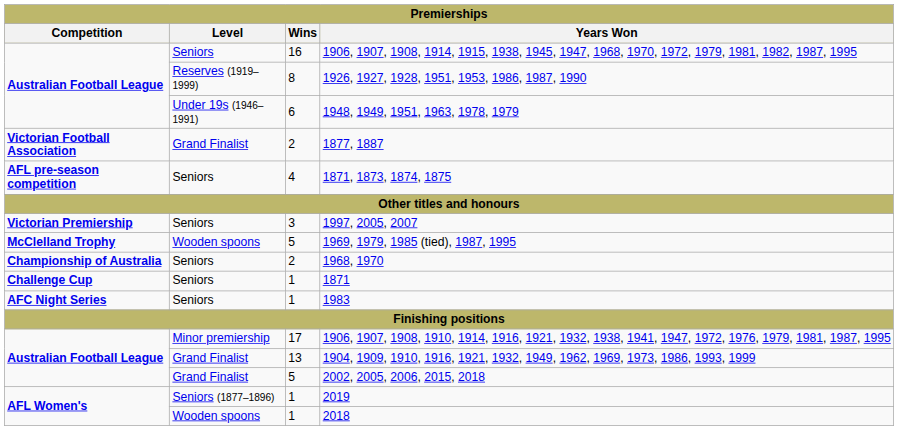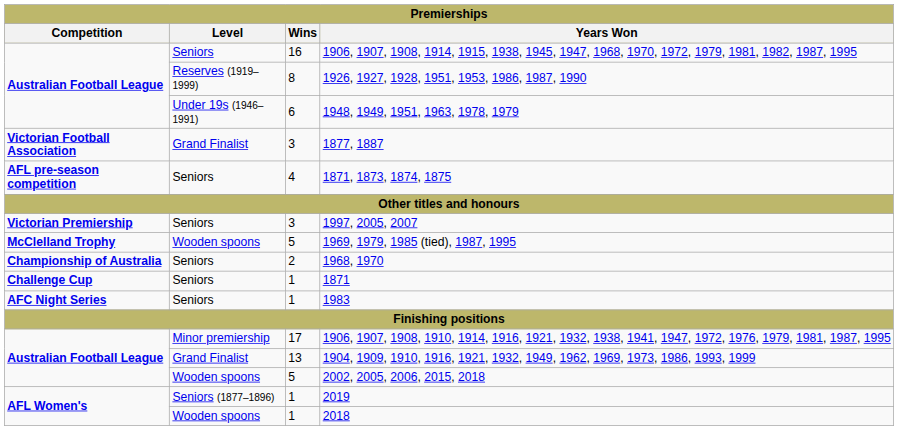(292, 144) 2 -> (292, 144) 3
(210, 377) Grand Finalist -> (216, 377) Wooden spoons
